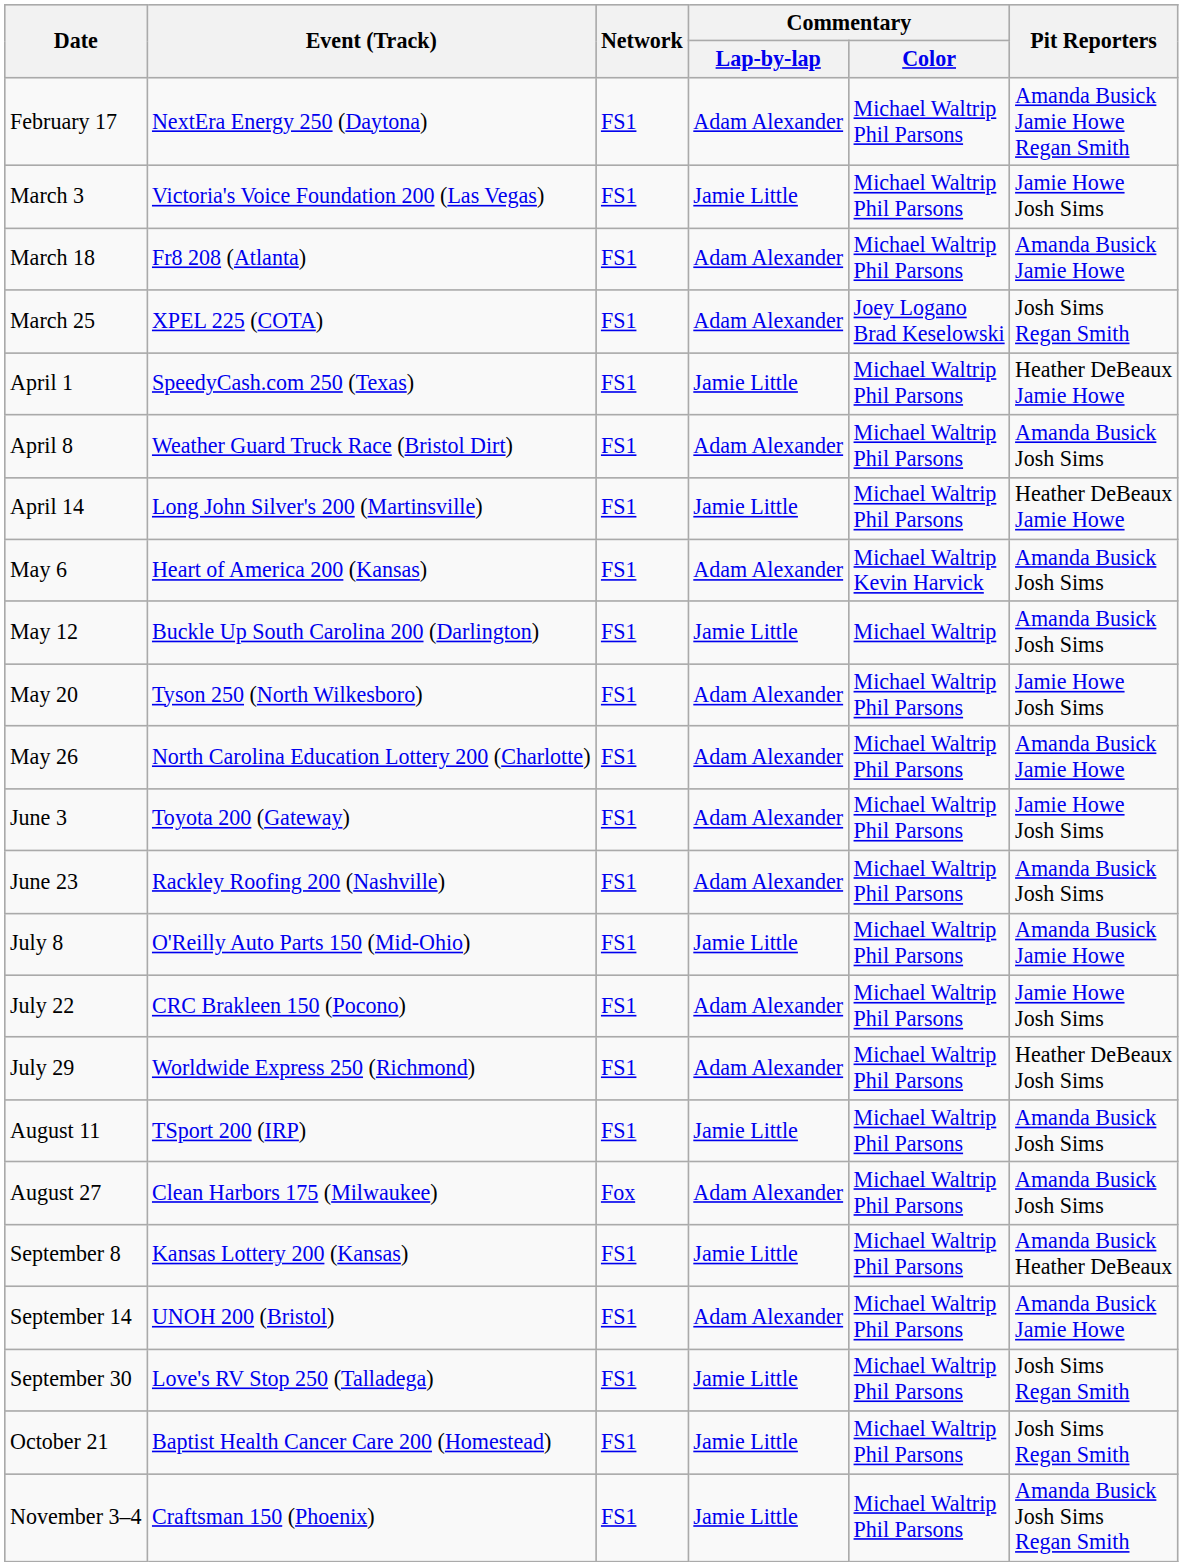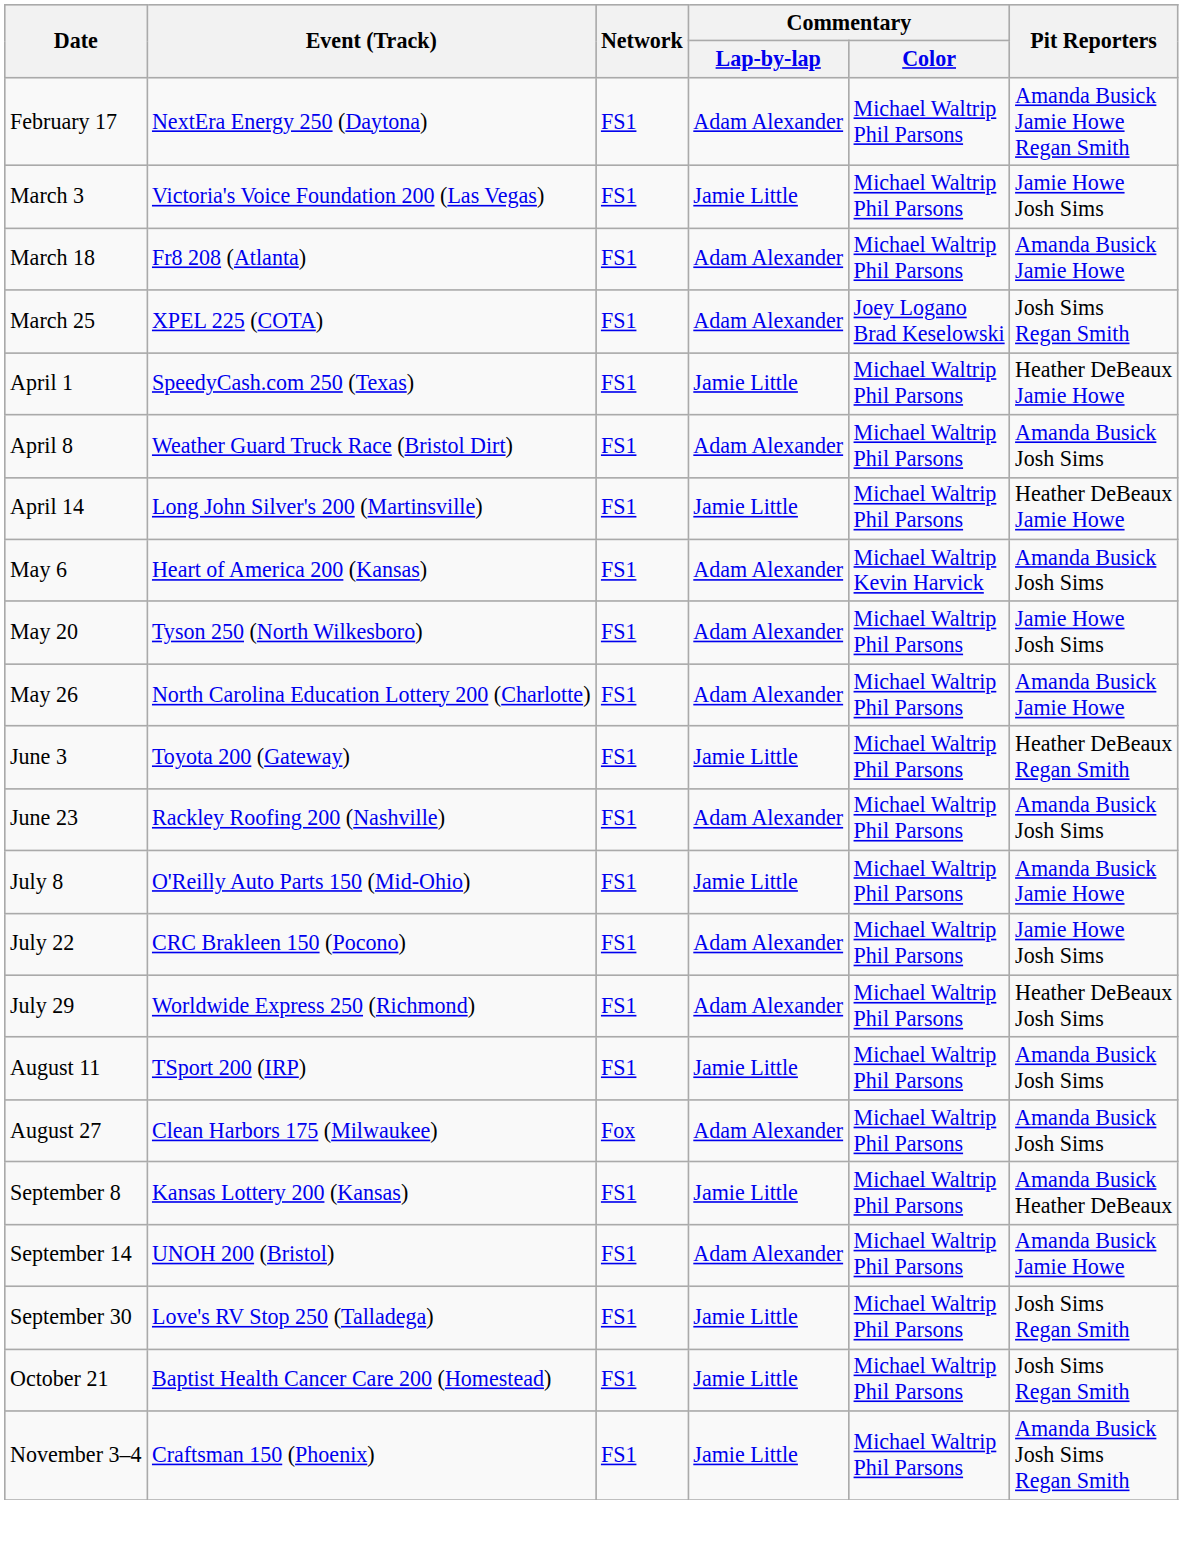- row: (44, 631)
(768, 818) Adam Alexander -> (746, 756) Jamie Little
(1070, 818) Jamie Howe Josh Sims -> (1094, 756) Heather DeBeaux Regan Smith
